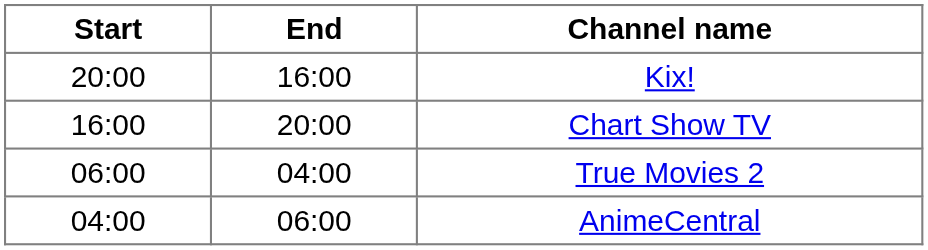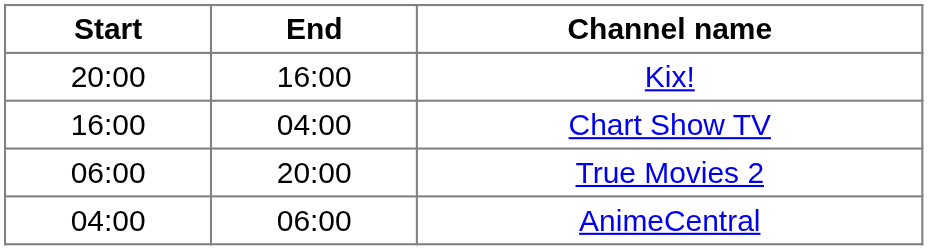(314, 125) 20:00 -> (314, 125) 04:00
(314, 172) 04:00 -> (314, 172) 20:00
